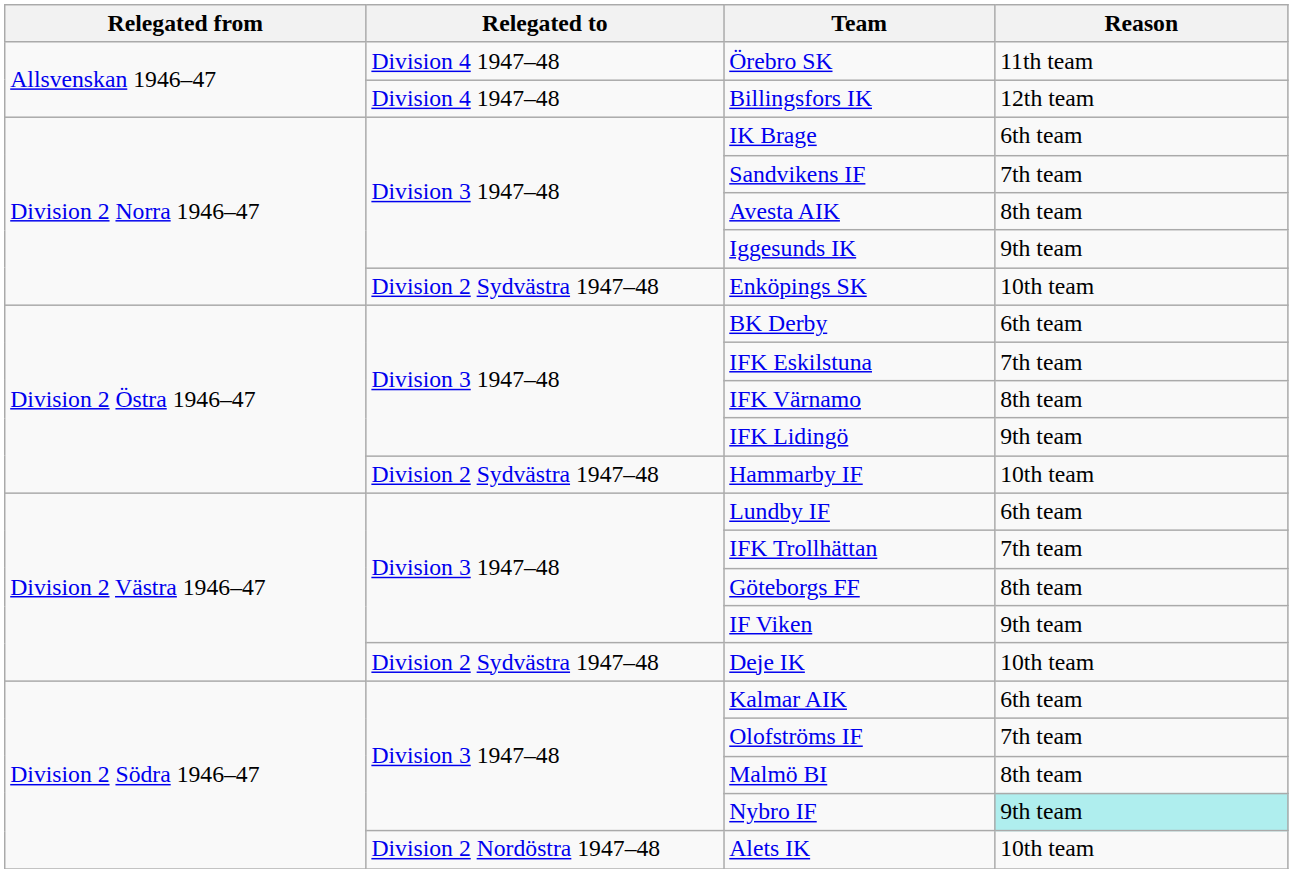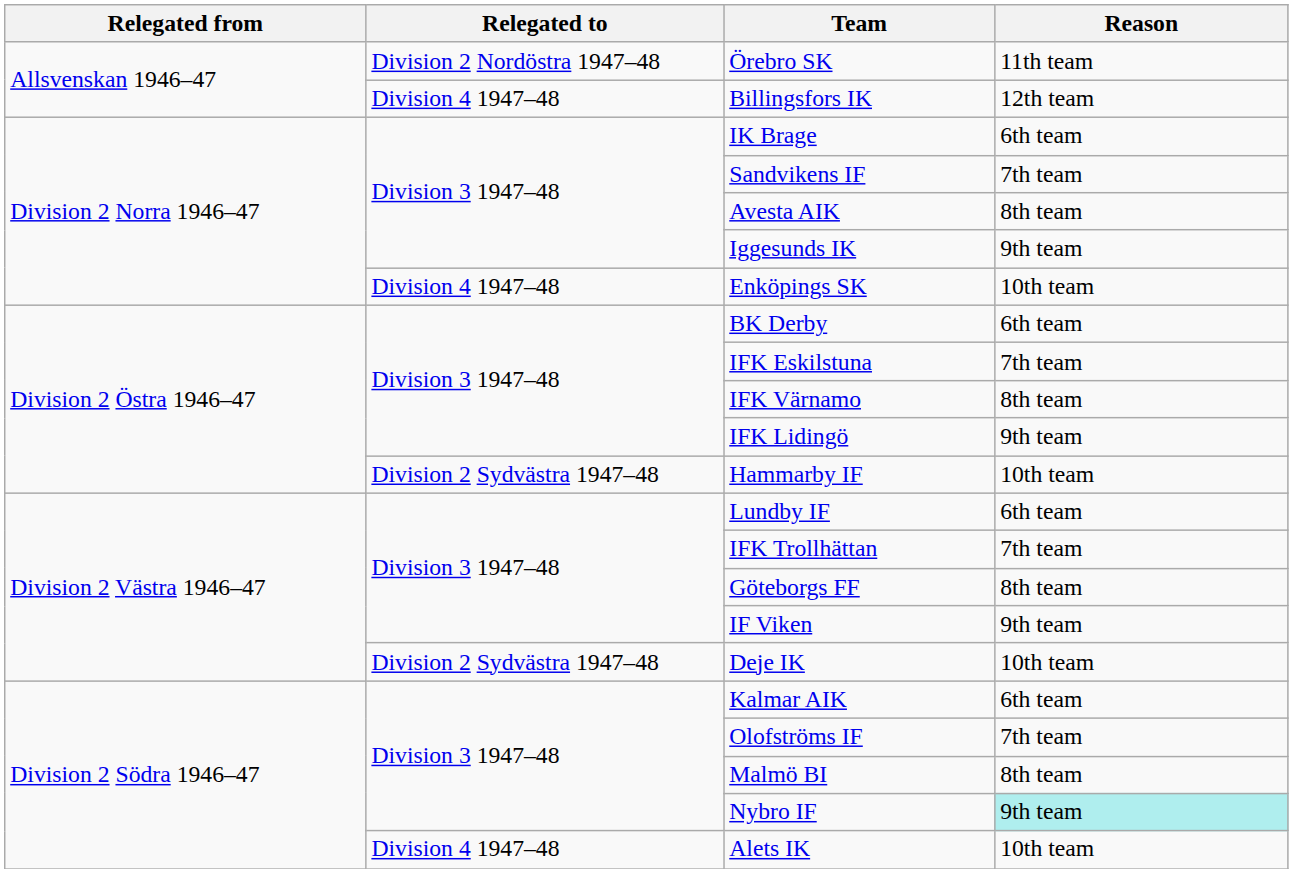(465, 60) Division 4 1947–48 -> (516, 60) Division 2 Nordöstra 1947–48
(515, 286) Division 2 Sydvästra 1947–48 -> (465, 286) Division 4 1947–48
(516, 849) Division 2 Nordöstra 1947–48 -> (465, 849) Division 4 1947–48
